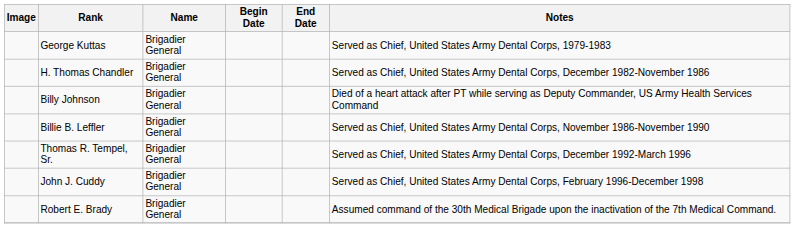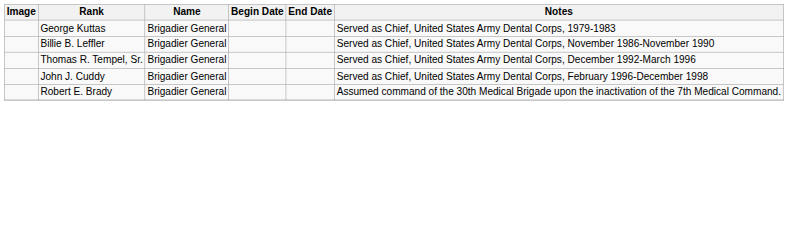- row: (87, 72)
- row: (70, 100)
